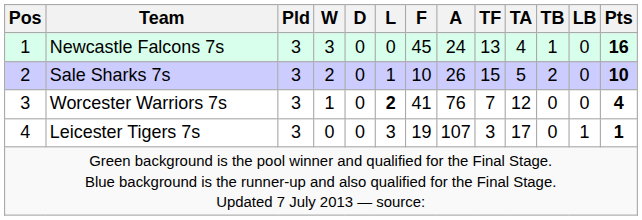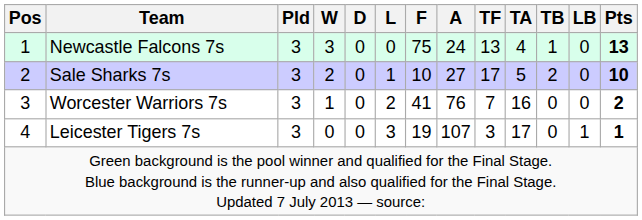(421, 47) 45 -> (421, 47) 75
(619, 47) 16 -> (619, 47) 13
(456, 75) 26 -> (456, 75) 27
(490, 75) 15 -> (490, 75) 17
(391, 103) bold -> (391, 103) normal
(521, 103) 12 -> (521, 103) 16
(619, 103) 4 -> (619, 103) 2
